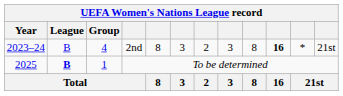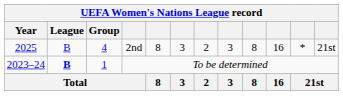(26, 47) 2023–24 -> (26, 47) 2025
(278, 47) bold -> (278, 47) normal
(26, 64) 2025 -> (26, 64) 2023–24
